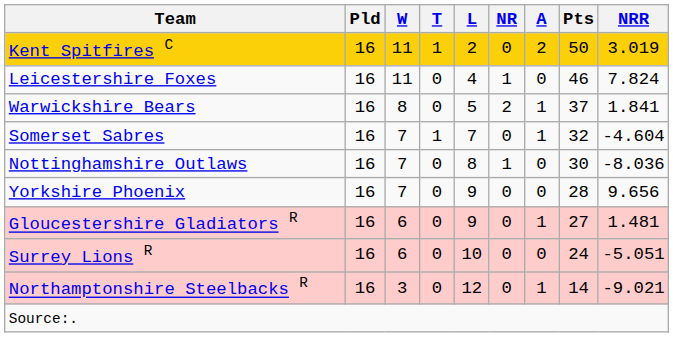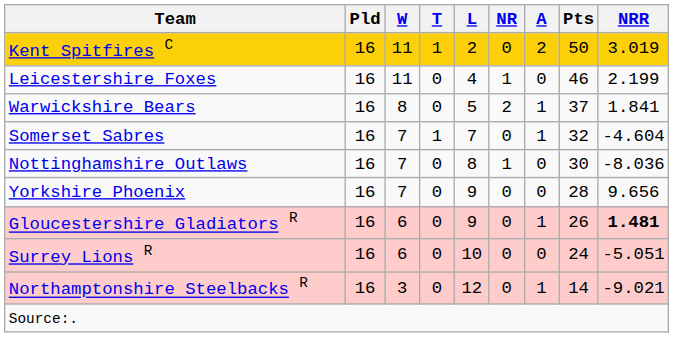(633, 80) 7.824 -> (633, 80) 2.199
(579, 223) 27 -> (579, 223) 26
(633, 223) normal -> (633, 223) bold
